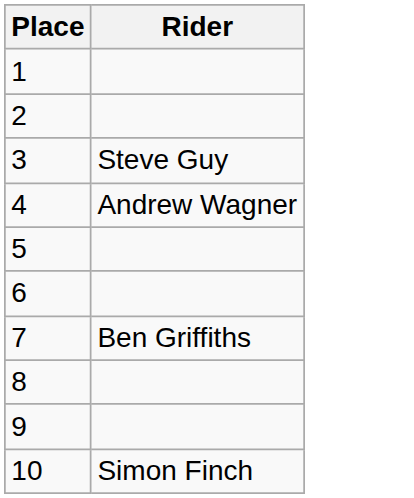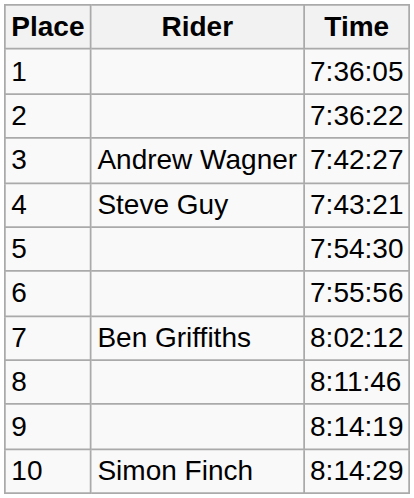+ column: (357, 26)
(163, 159) Steve Guy -> (197, 159) Andrew Wagner
(197, 204) Andrew Wagner -> (163, 204) Steve Guy
